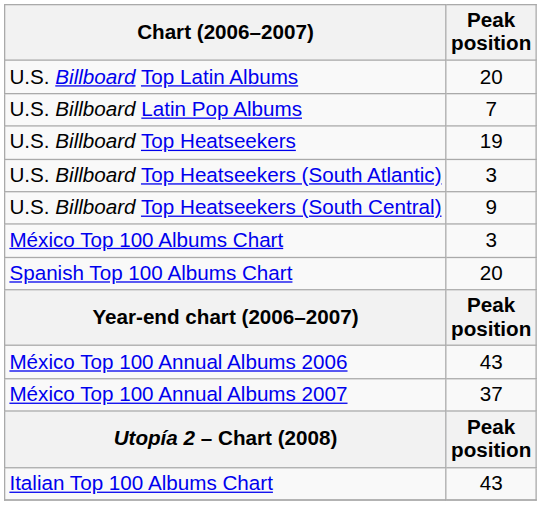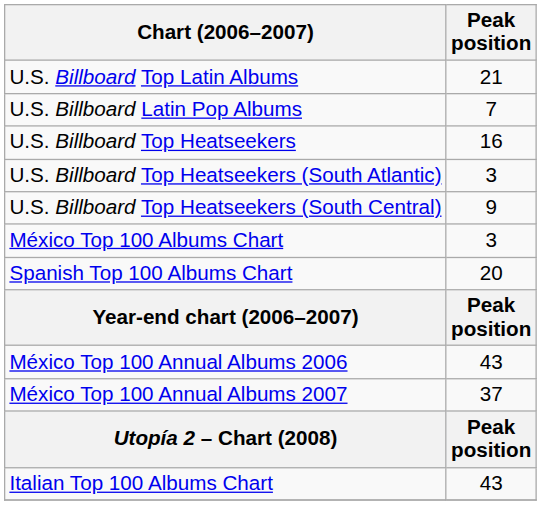(491, 76) 20 -> (491, 76) 21
(491, 142) 19 -> (491, 142) 16
